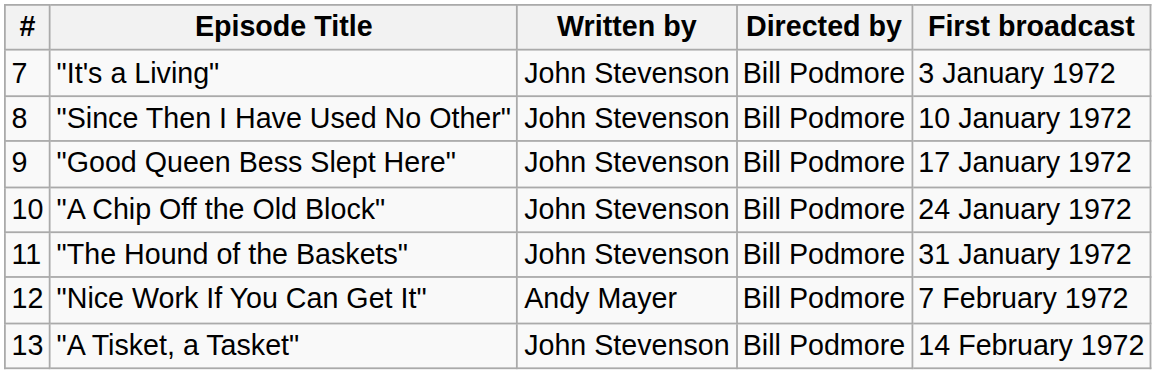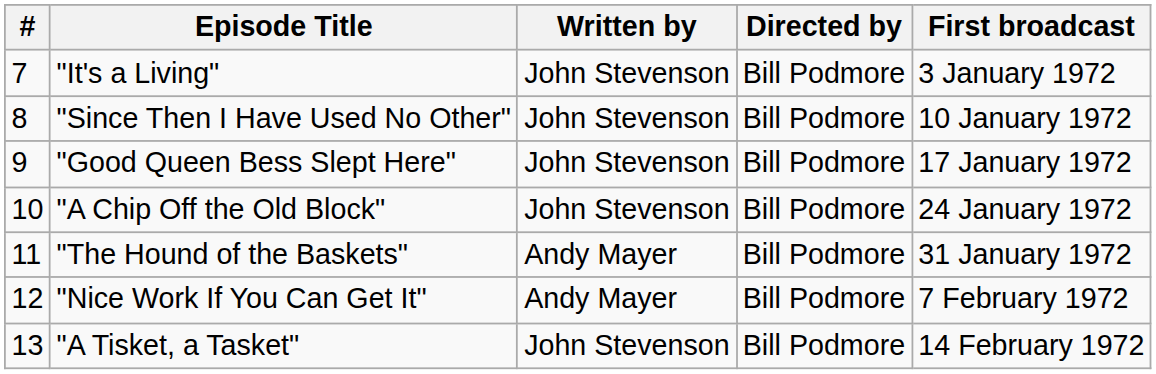(627, 254) John Stevenson -> (601, 254) Andy Mayer
